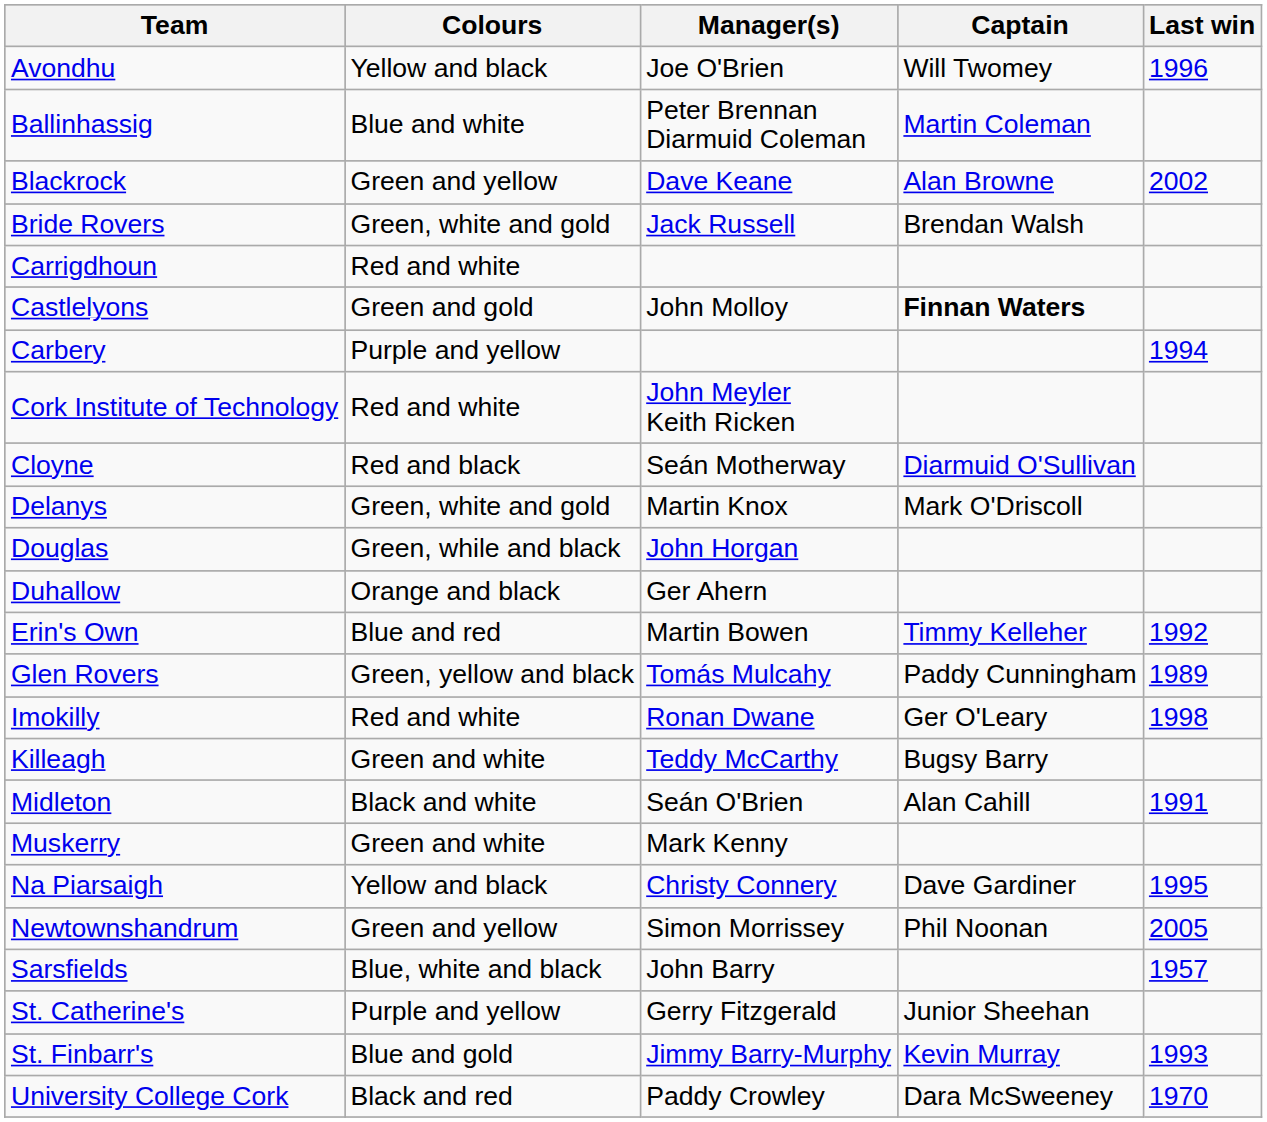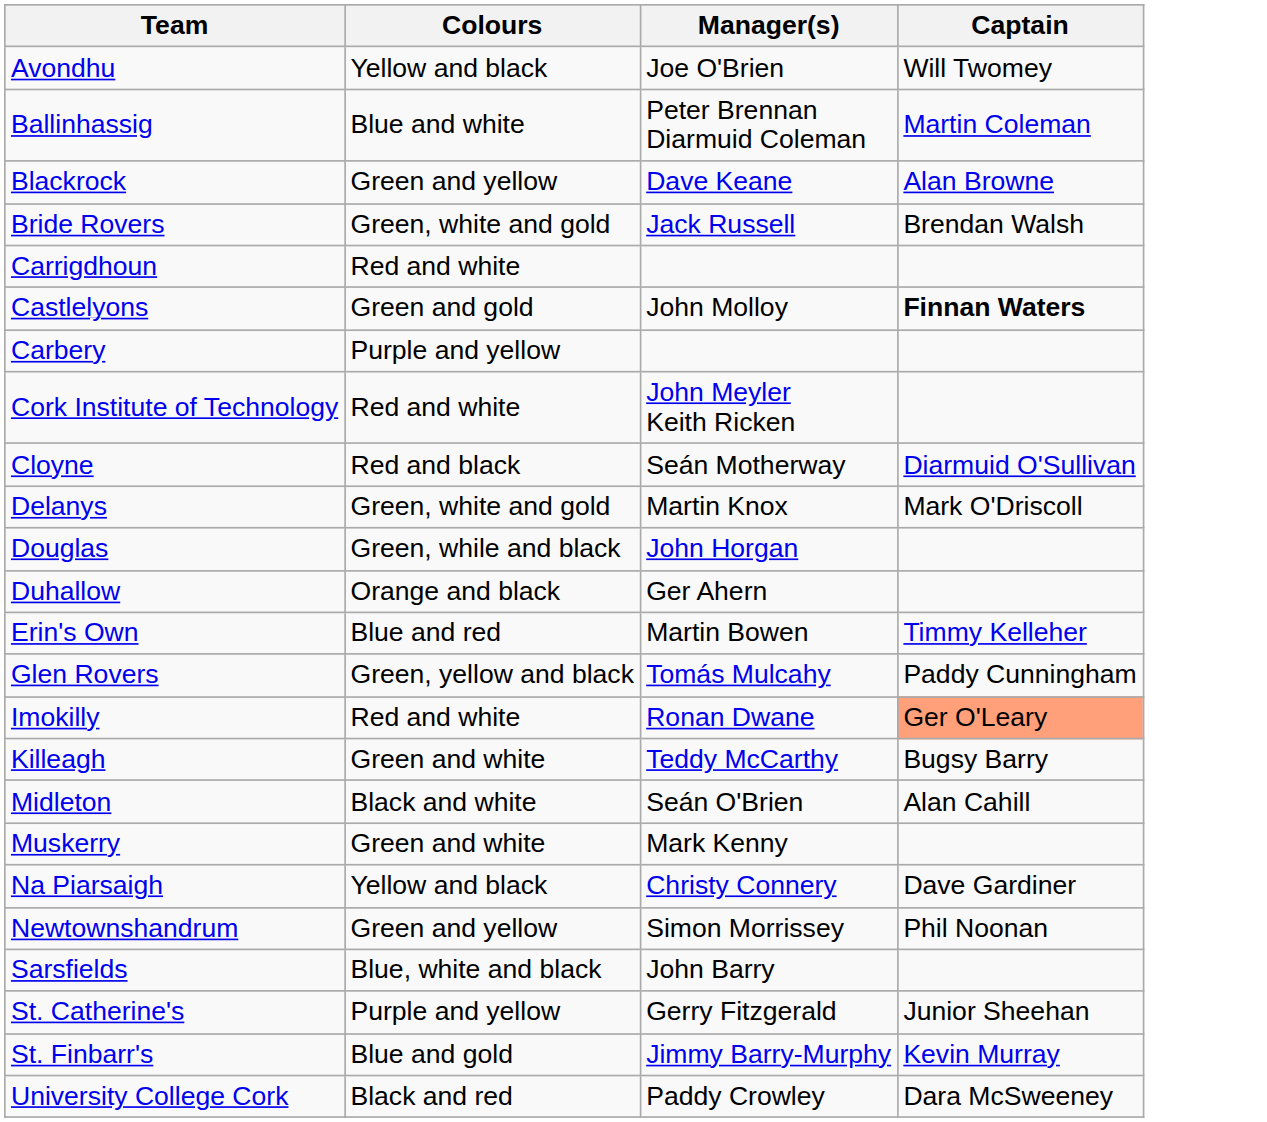- column: (1202, 25)
(975, 717) no background -> (975, 717) lightsalmon background
